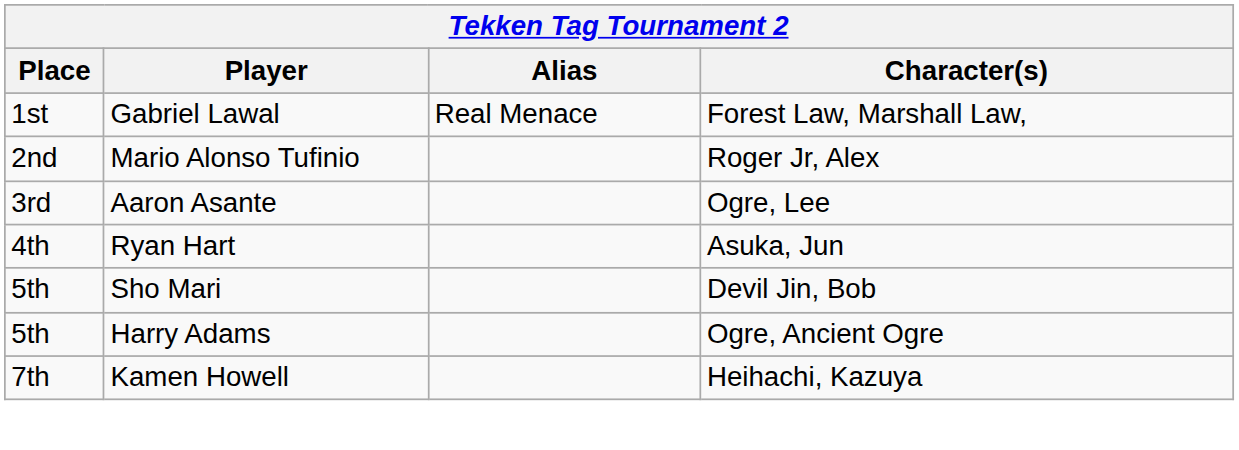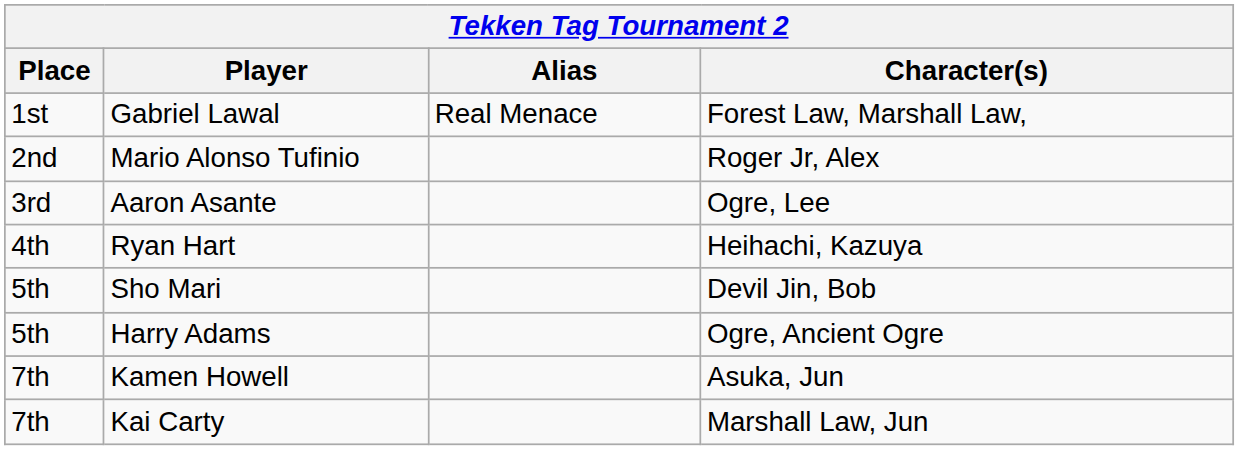(775, 245) Asuka, Jun -> (815, 245) Heihachi, Kazuya
(815, 377) Heihachi, Kazuya -> (775, 377) Asuka, Jun
+ row: (167, 421)
